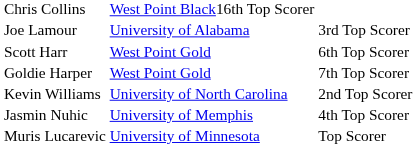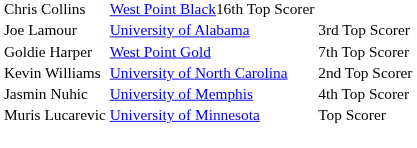- row: (36, 51)
